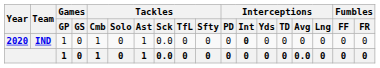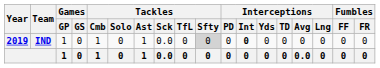(17, 41) 2020 -> (17, 41) 2019
(208, 41) no background -> (208, 41) lightgrey background
